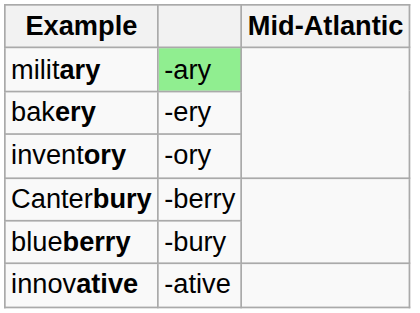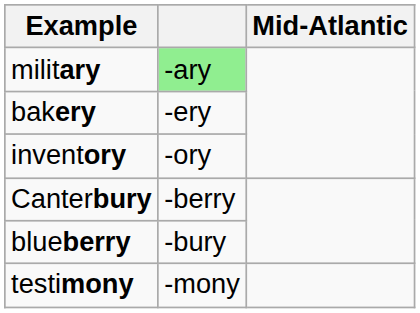+ row: (72, 284)
- row: (75, 284)
